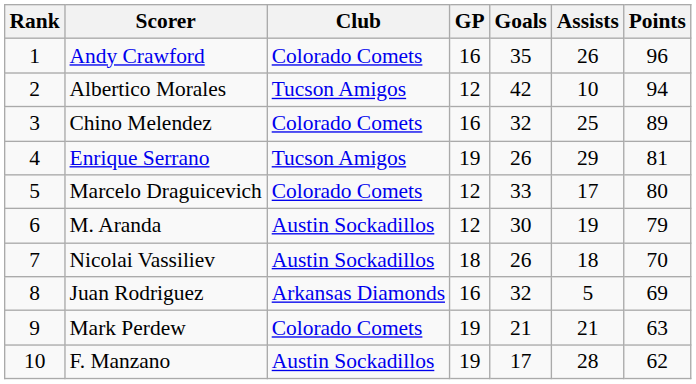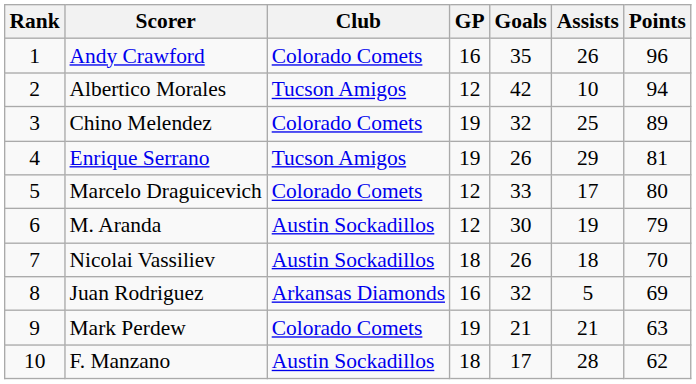(470, 123) 16 -> (470, 123) 19
(470, 361) 19 -> (470, 361) 18
